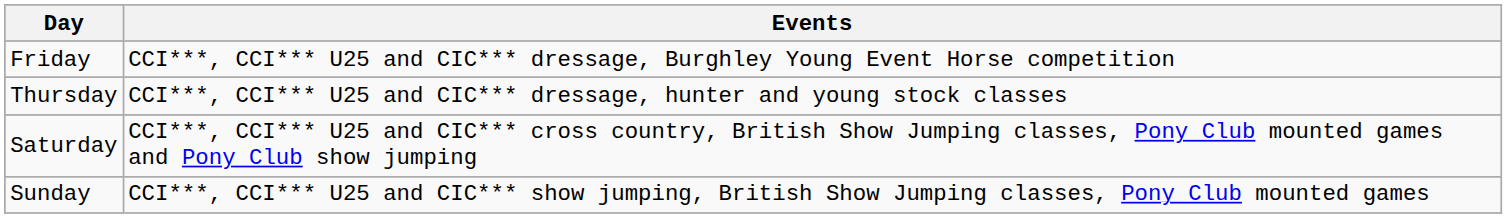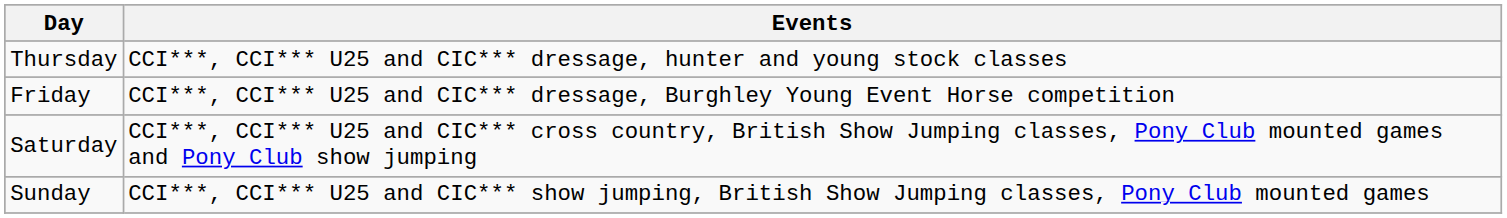rows swapped: (64, 96) <-> (50, 60)
